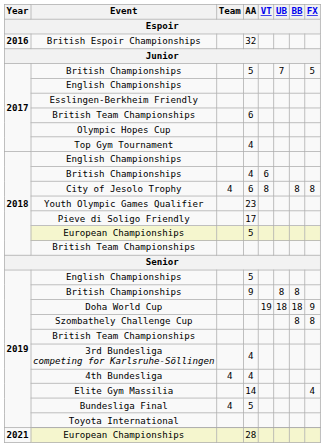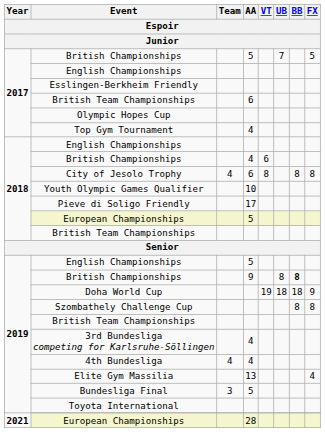- row: (18, 42)
(251, 204) 23 -> (251, 189) 10
(297, 292) normal -> (297, 278) bold
(251, 391) 14 -> (251, 377) 13
(230, 406) 4 -> (230, 391) 3
